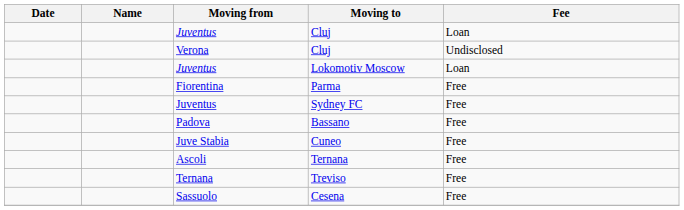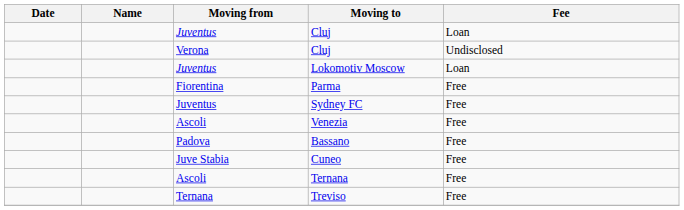+ row: (191, 123)
- row: (197, 196)
